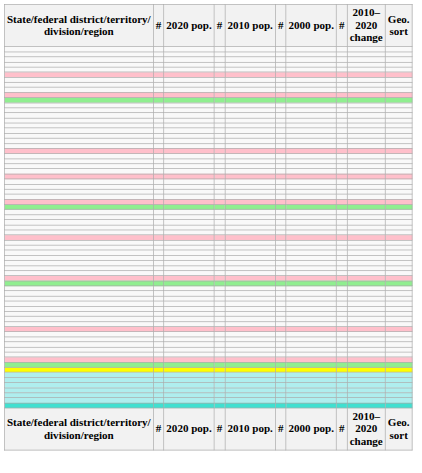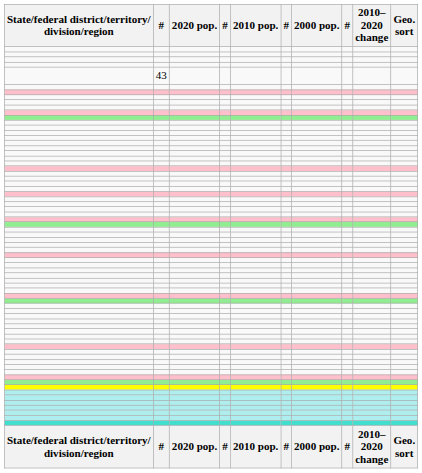+ row: (79, 76)
